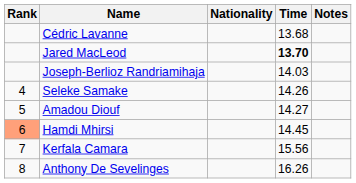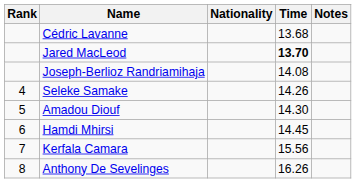(293, 72) 14.03 -> (293, 72) 14.08
(293, 110) 14.27 -> (293, 110) 14.30
(22, 130) lightsalmon background -> (22, 130) no background
